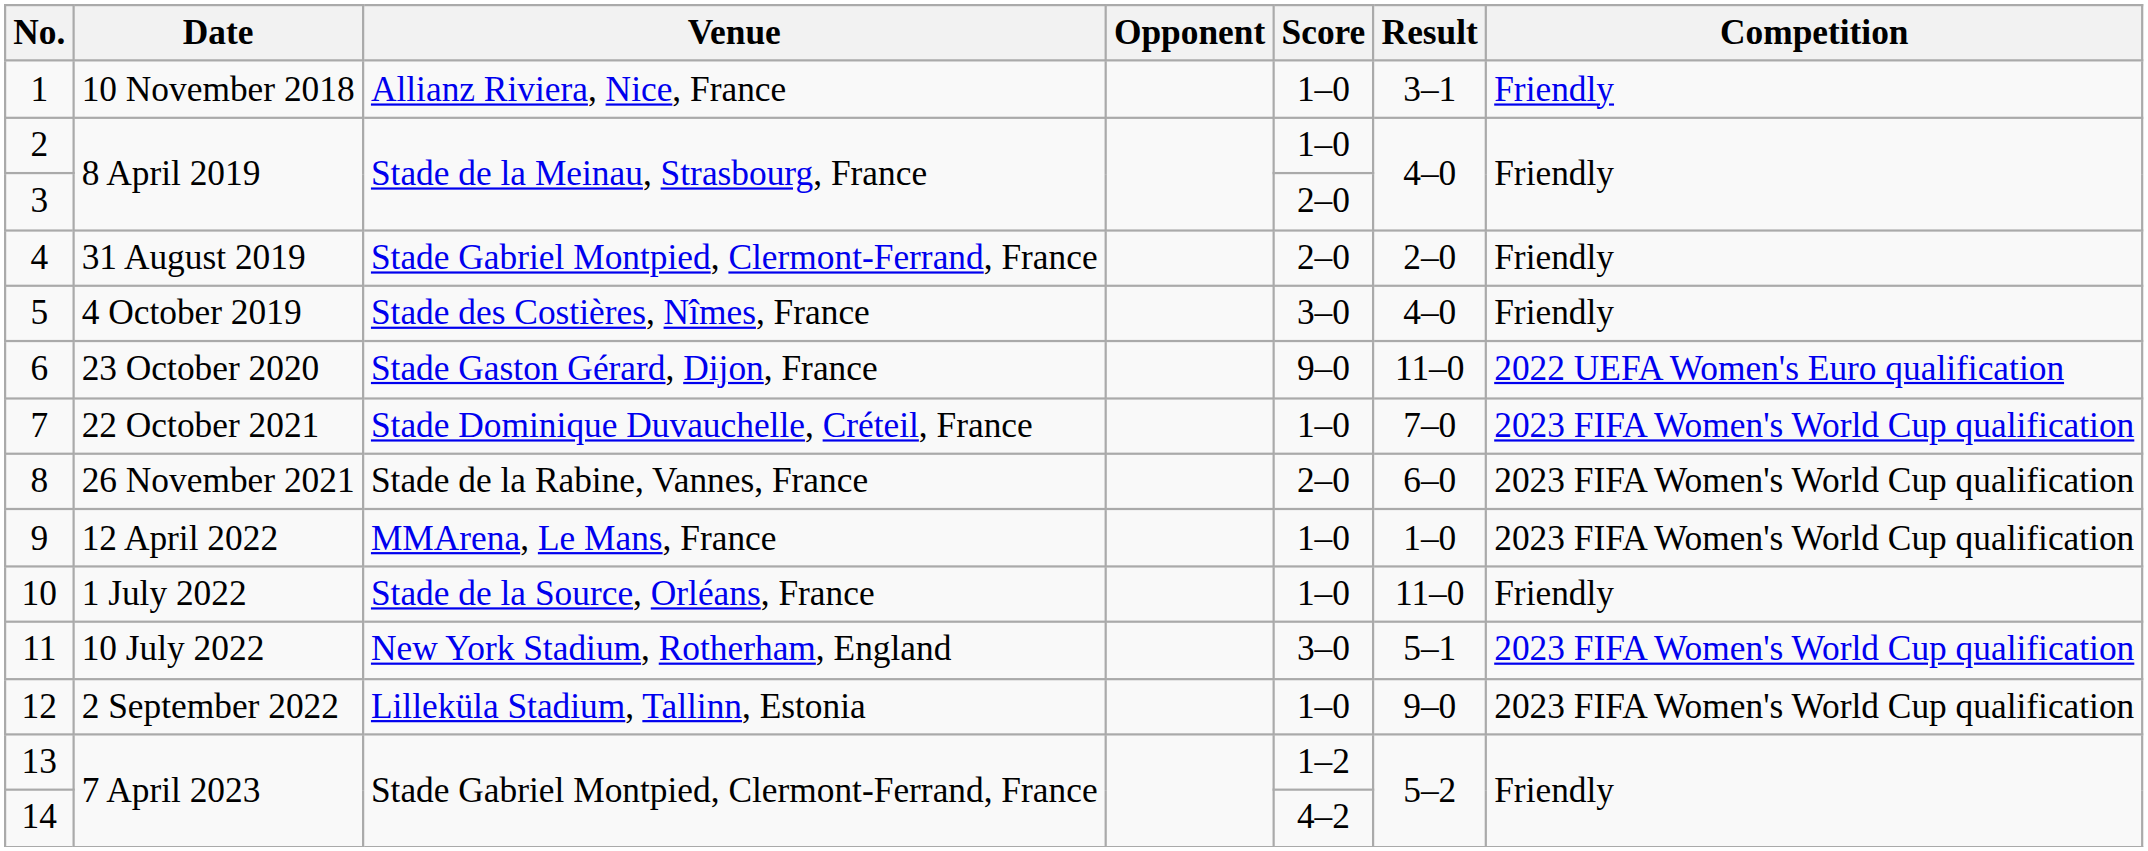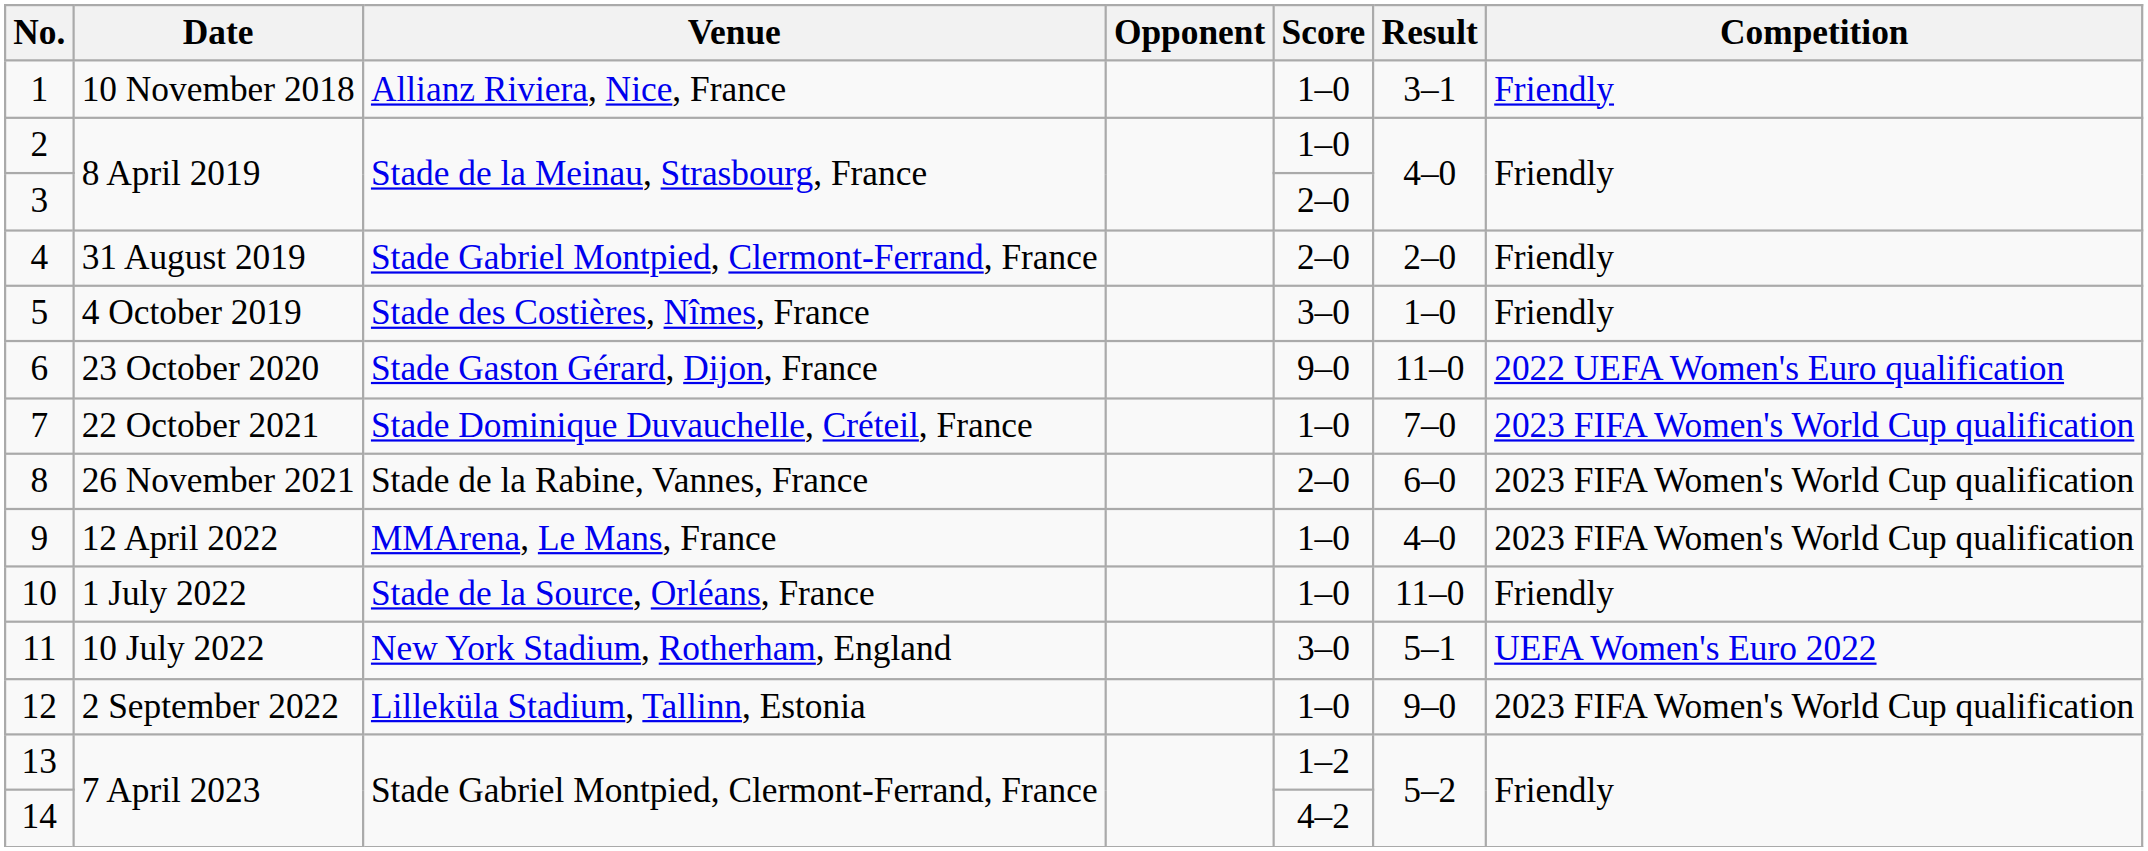(1430, 312) 4–0 -> (1430, 312) 1–0
(1430, 537) 1–0 -> (1430, 537) 4–0
(1814, 649) 2023 FIFA Women's World Cup qualification -> (1685, 649) UEFA Women's Euro 2022
